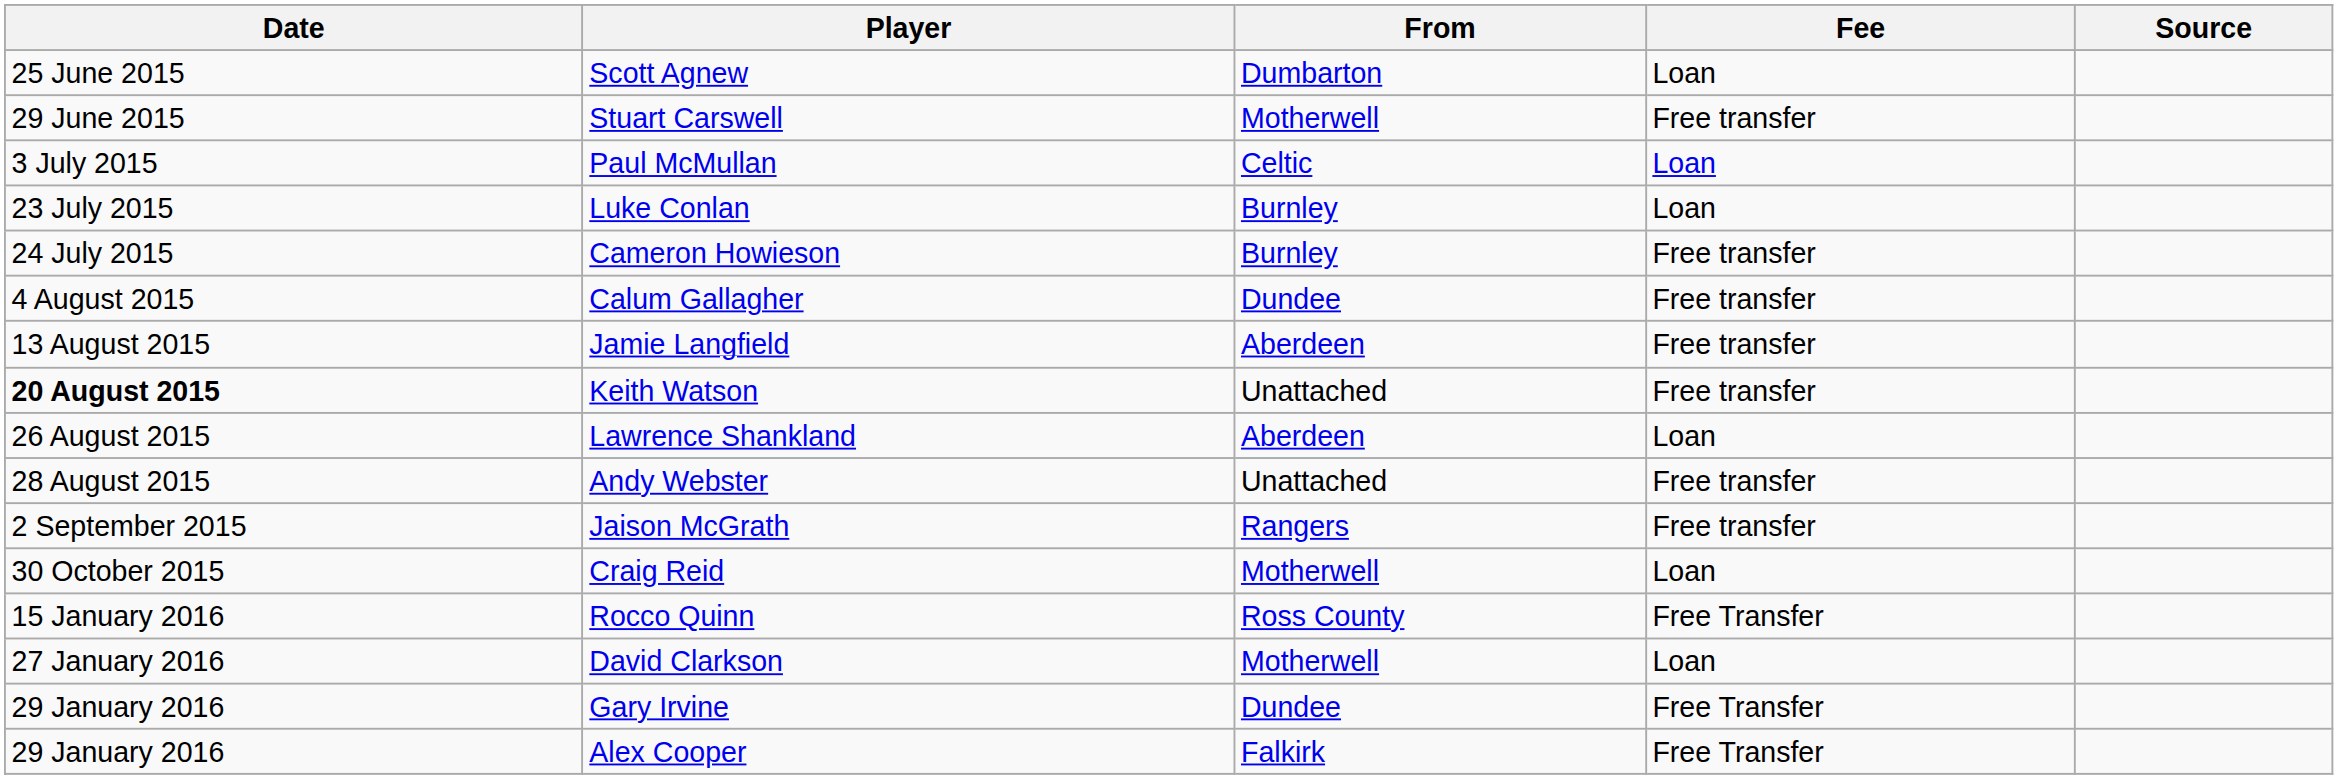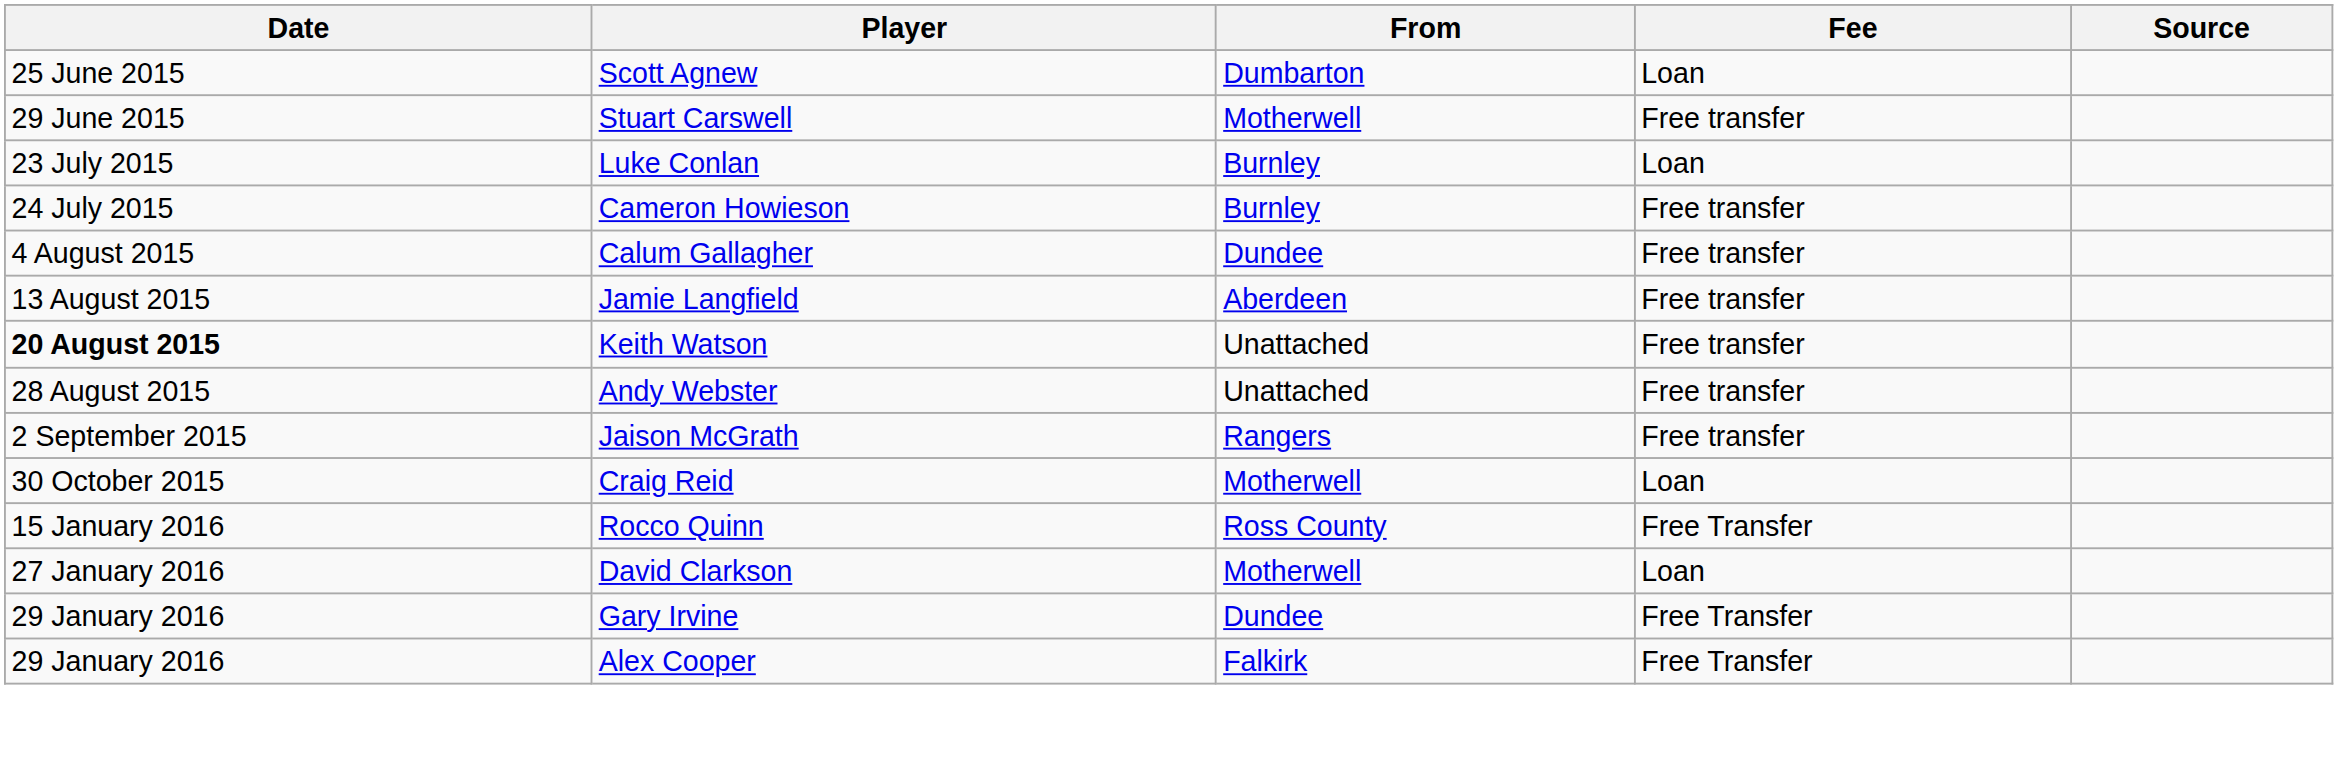- row: (683, 163)
- row: (723, 435)
